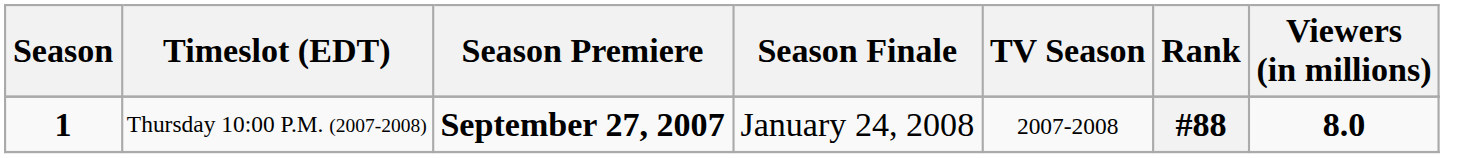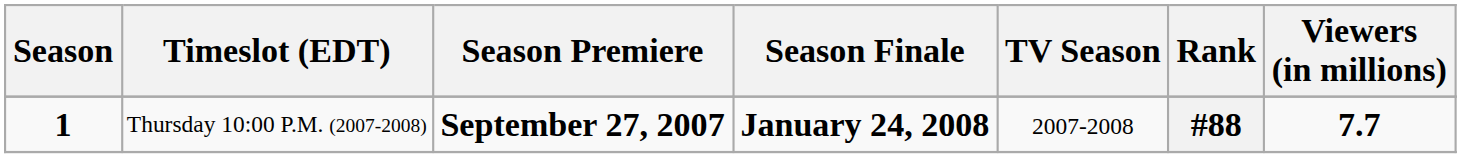(857, 123) normal -> (865, 123) bold
(1344, 123) 8.0 -> (1359, 123) 7.7
